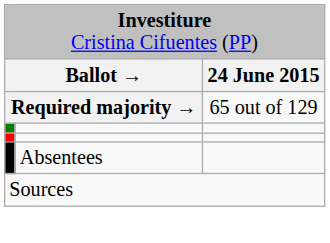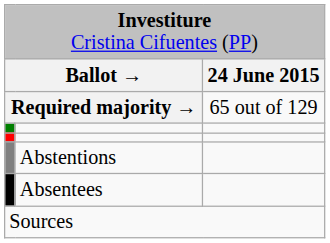+ row: (10, 158)
